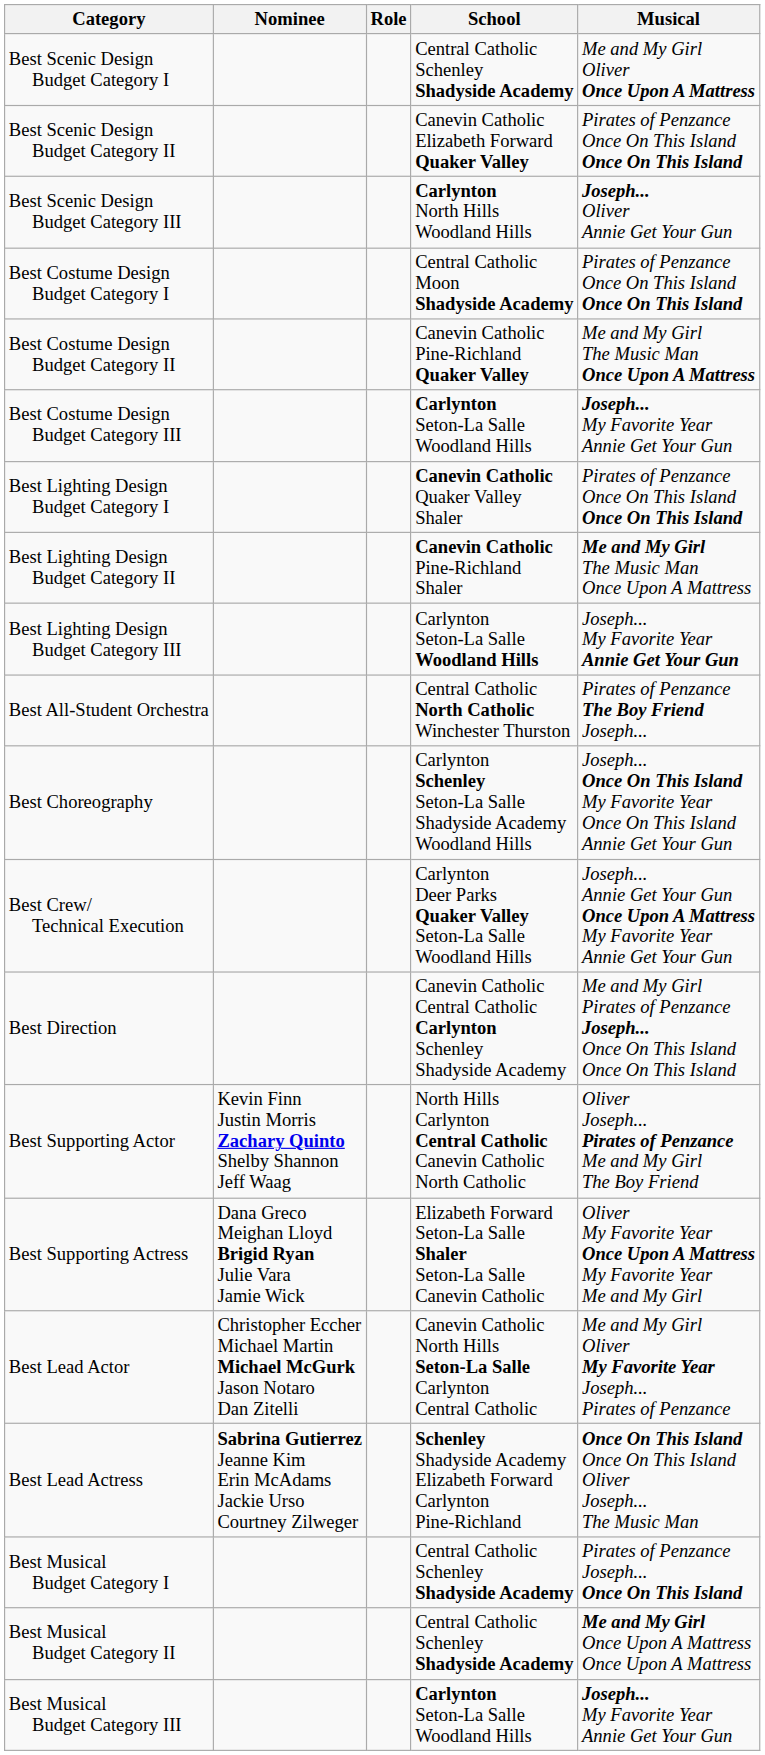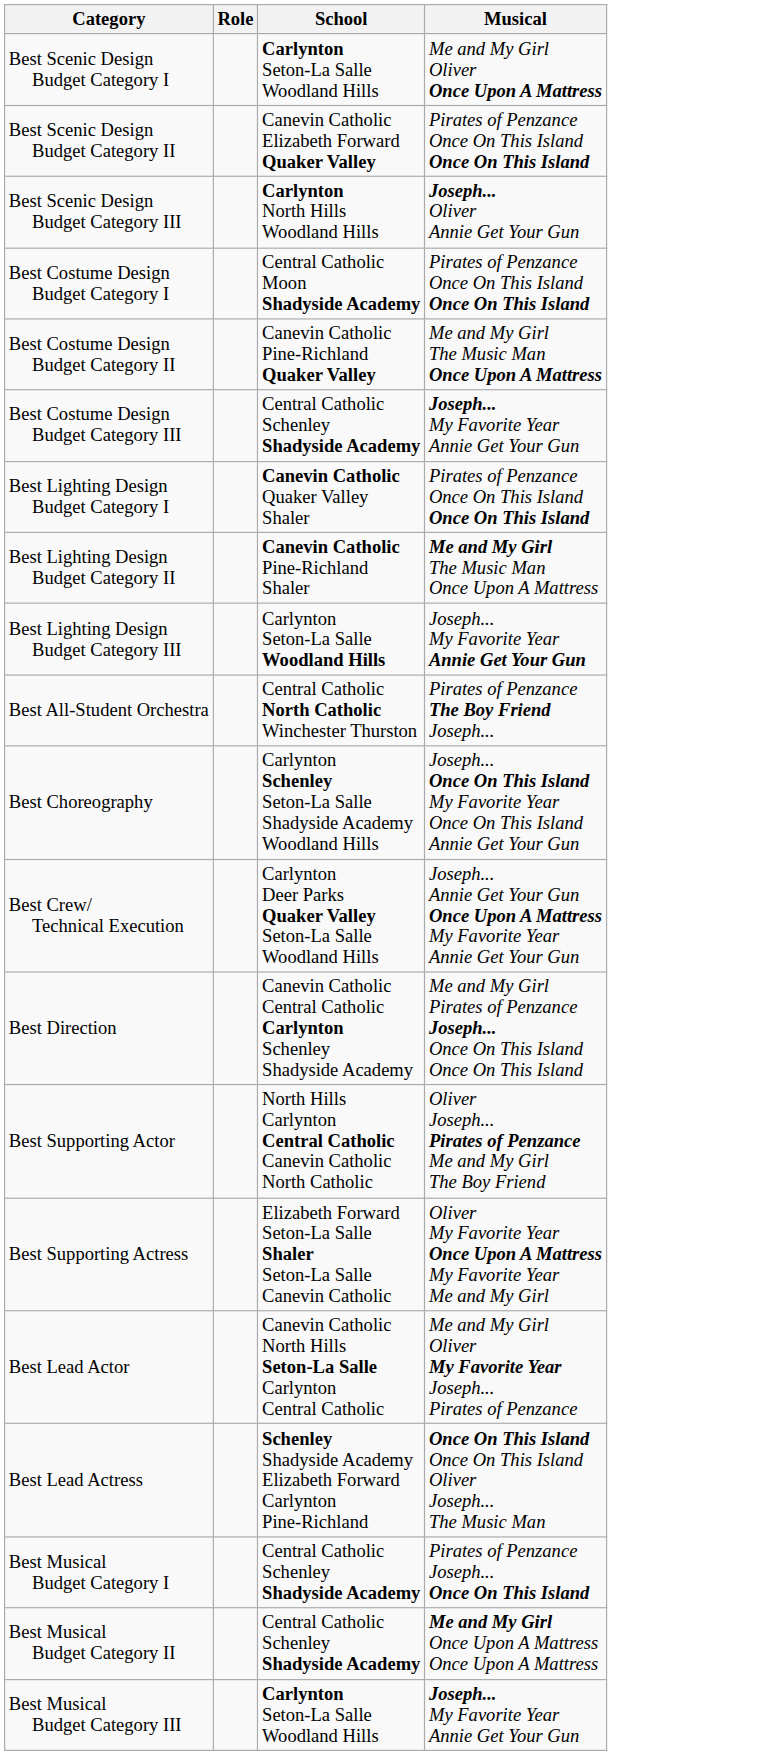- column: (290, 19)
(494, 69) Central Catholic Schenley Shadyside Academy -> (320, 69) Carlynton Seton-La Salle Woodland Hills
(473, 425) Carlynton Seton-La Salle Woodland Hills -> (341, 425) Central Catholic Schenley Shadyside Academy
